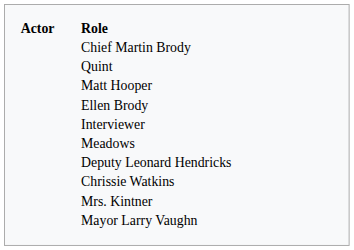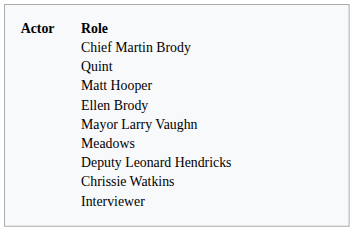rows swapped: (139, 220) <-> (113, 124)
- row: (117, 201)
